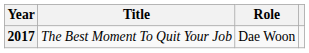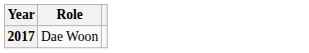- column: (136, 15)
